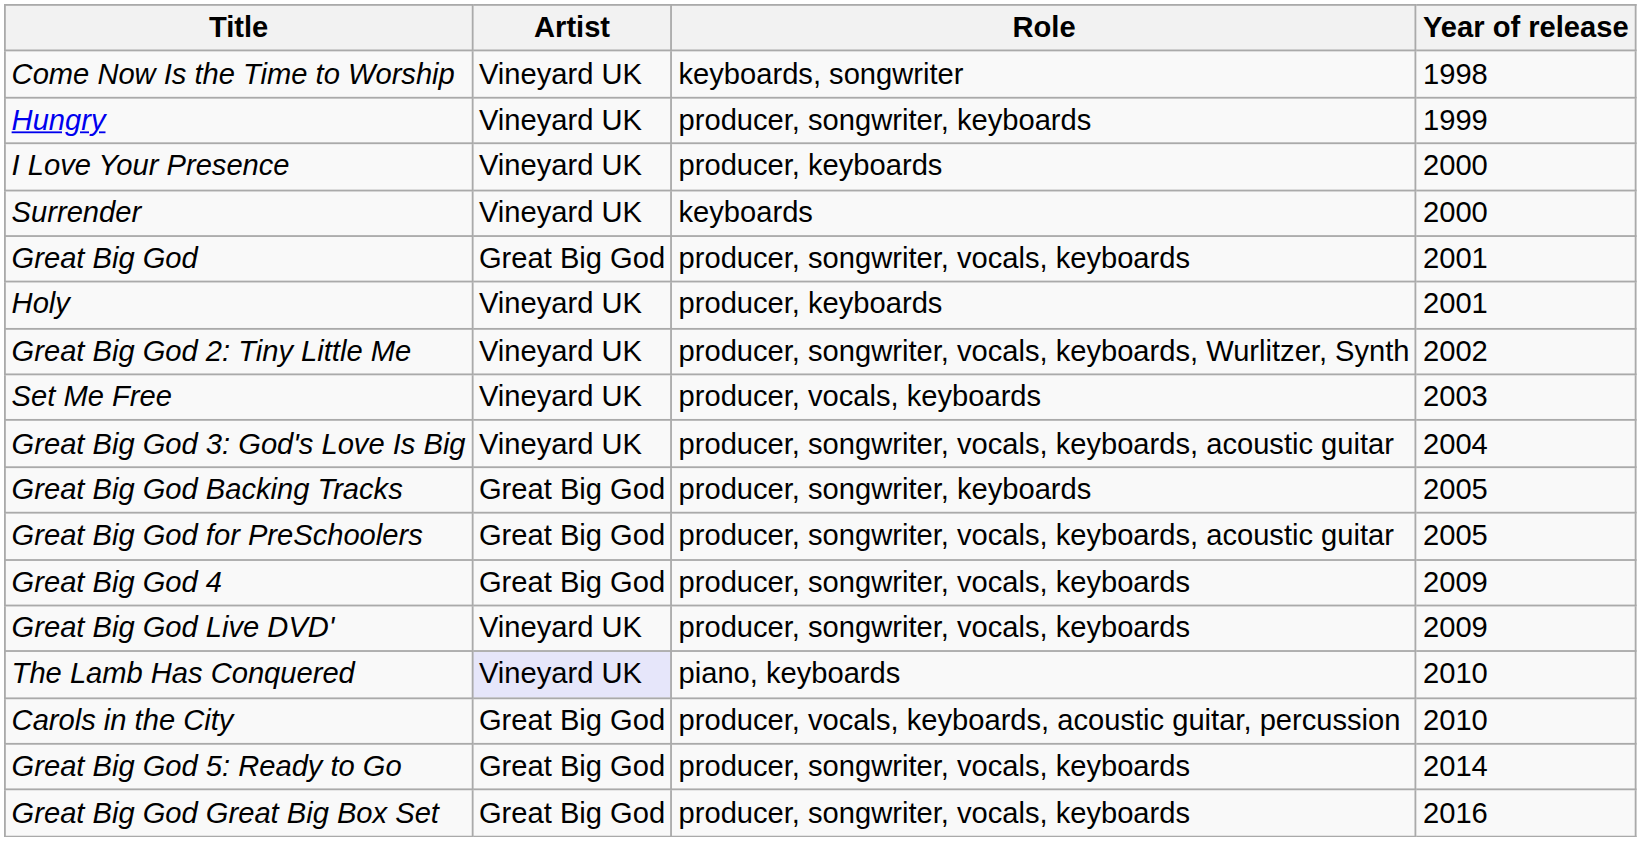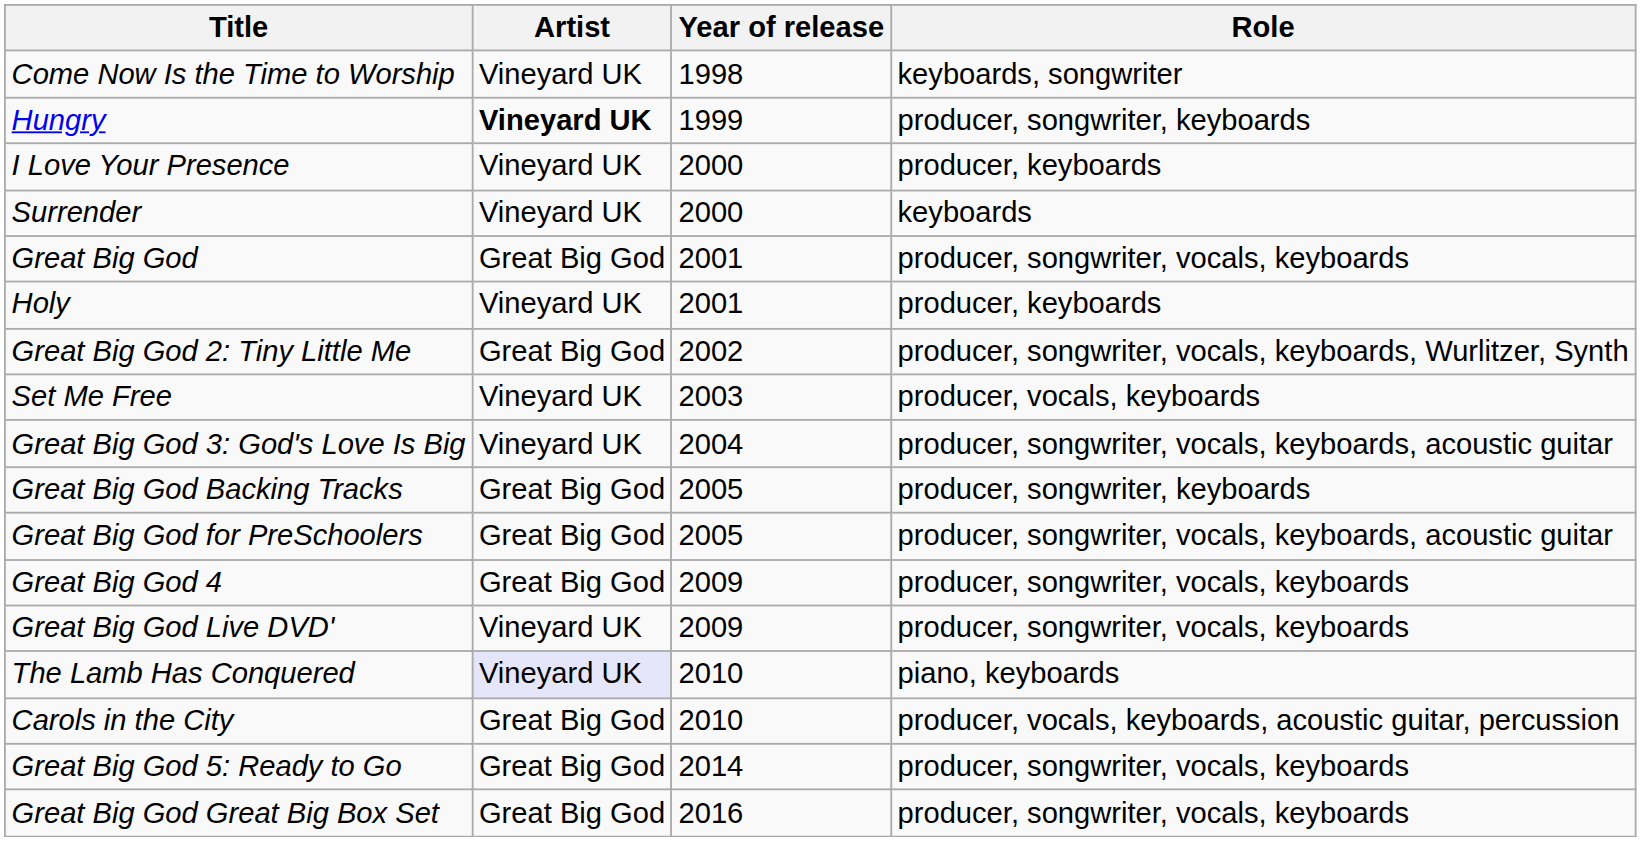columns swapped: (1044, 27) <-> (1526, 27)
(560, 119) normal -> (565, 119) bold
(560, 350) Vineyard UK -> (572, 350) Great Big God
